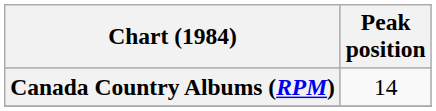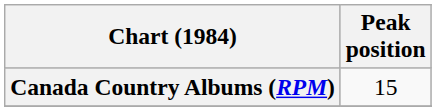(386, 86) 14 -> (386, 86) 15
